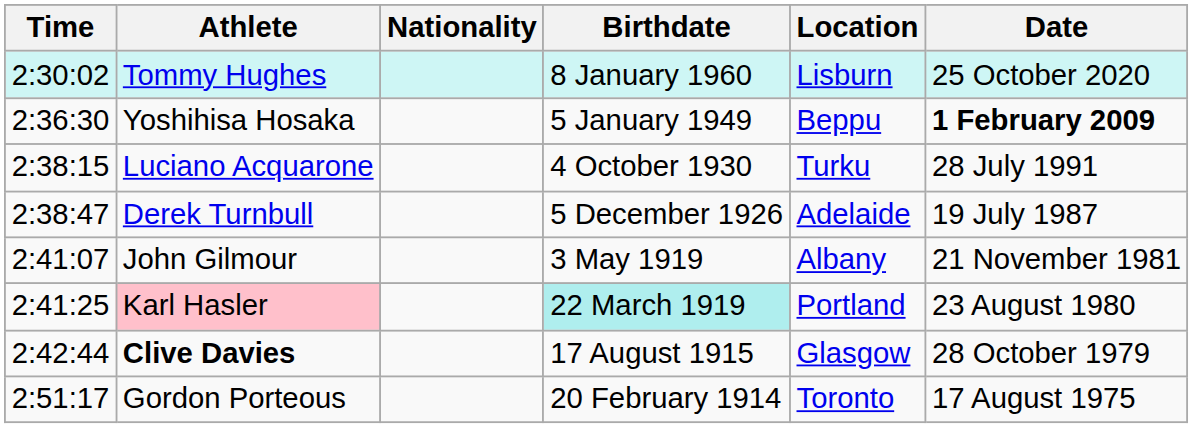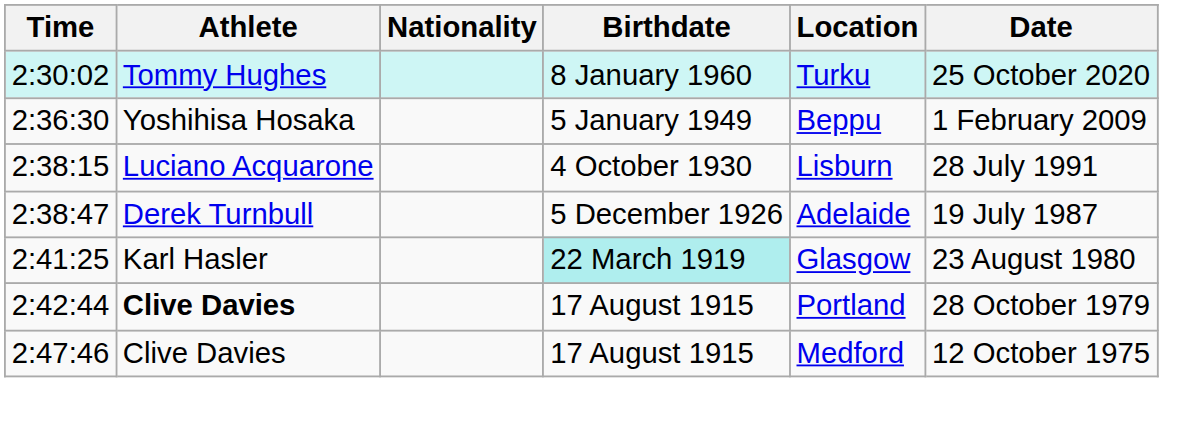(845, 74) Lisburn -> (833, 74) Turku
(1044, 120) bold -> (1039, 120) normal
(833, 167) Turku -> (845, 167) Lisburn
- row: (61, 259)
(195, 306) pink background -> (195, 259) no background
(851, 306) Portland -> (853, 259) Glasgow
(853, 352) Glasgow -> (851, 306) Portland
+ row: (61, 352)
- row: (61, 399)
